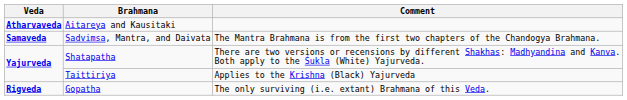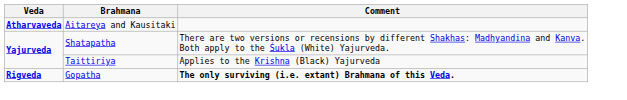- row: (138, 38)
(352, 88) normal -> (317, 75) bold
